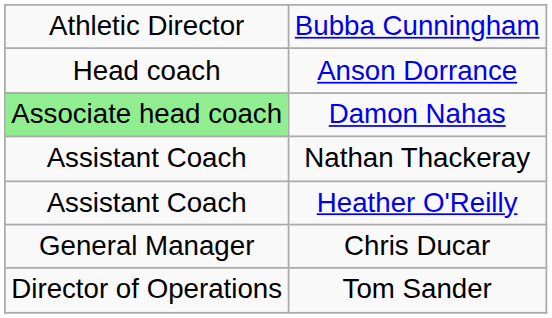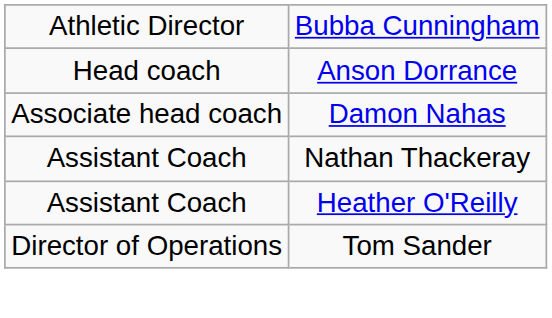(147, 114) lightgreen background -> (147, 114) no background
- row: (417, 245)
